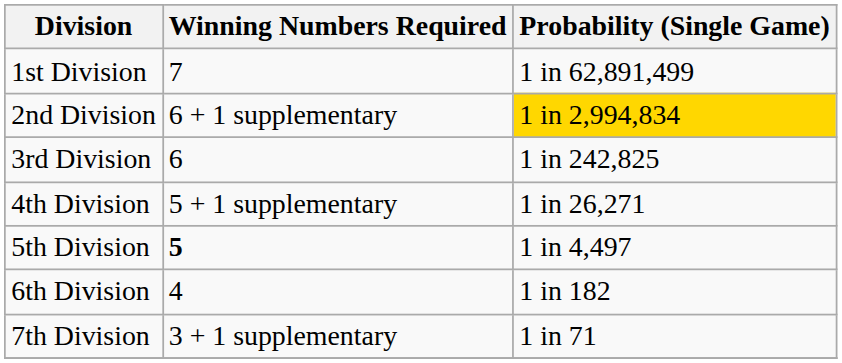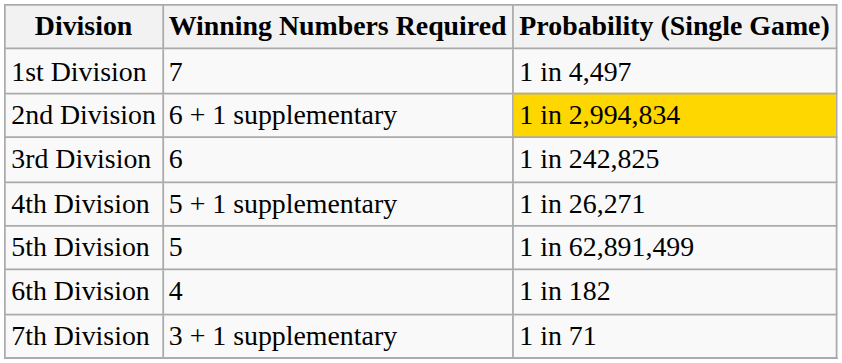(607, 70) 1 in 62,891,499 -> (575, 70) 1 in 4,497
(176, 247) bold -> (176, 247) normal
(575, 247) 1 in 4,497 -> (607, 247) 1 in 62,891,499
